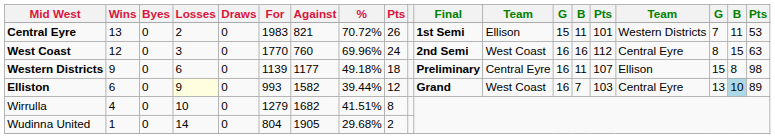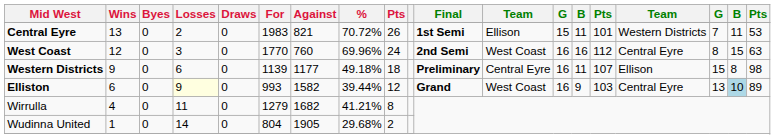(578, 87) 7 -> (578, 87) 9
(182, 105) 10 -> (182, 105) 11
(362, 105) 41.51% -> (362, 105) 41.21%
